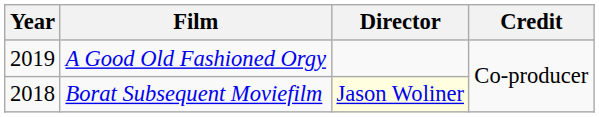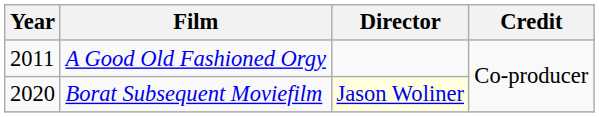(32, 58) 2019 -> (32, 58) 2011
(32, 93) 2018 -> (32, 93) 2020
